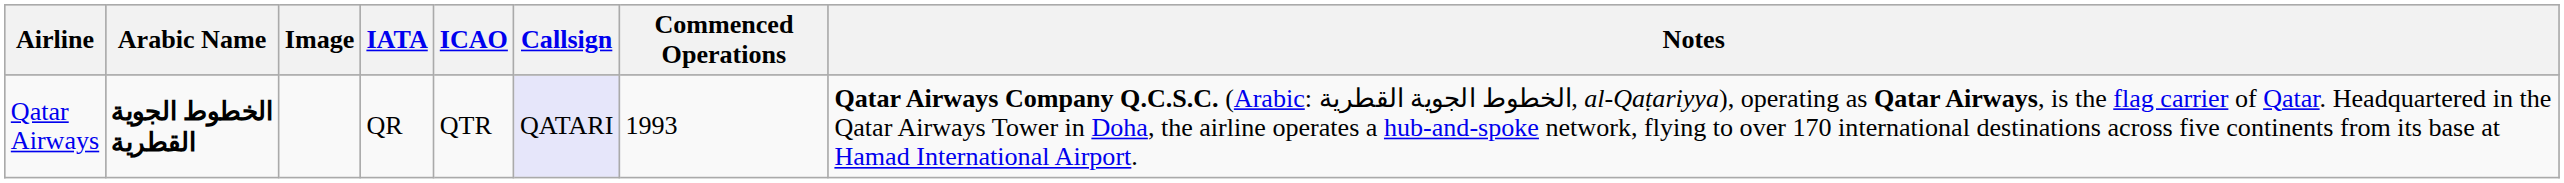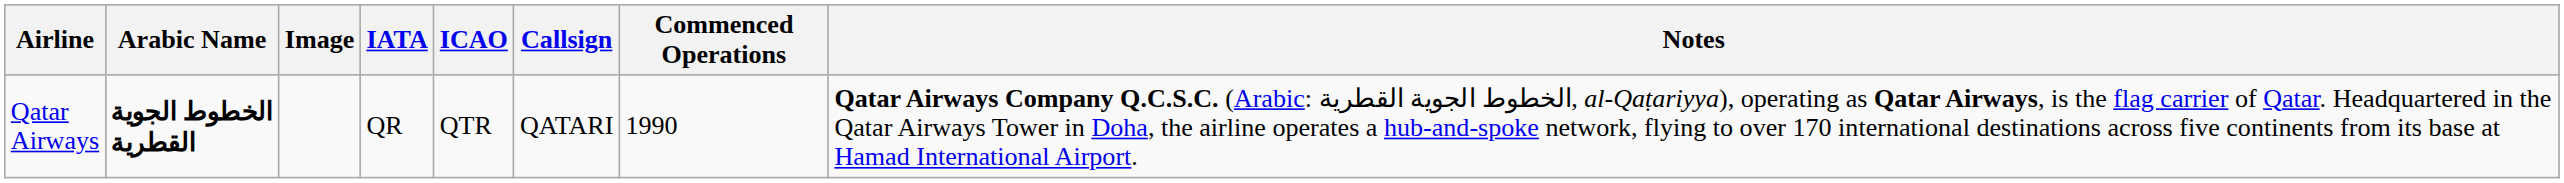(567, 126) lavender background -> (567, 126) no background
(652, 126) 1993 -> (652, 126) 1990
